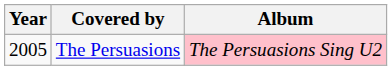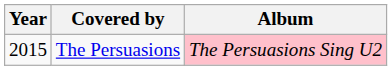(28, 49) 2005 -> (28, 49) 2015
